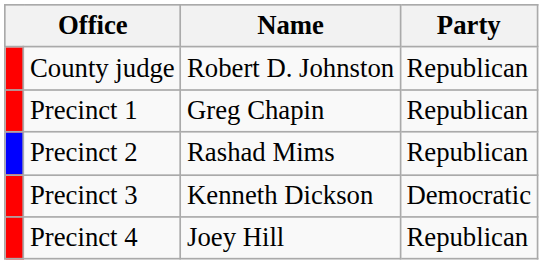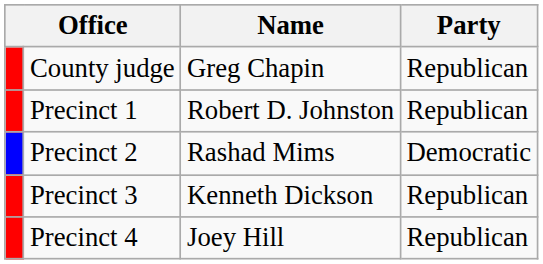(291, 68) Robert D. Johnston -> (256, 68) Greg Chapin
(256, 110) Greg Chapin -> (291, 110) Robert D. Johnston
(467, 152) Republican -> (469, 152) Democratic
(469, 195) Democratic -> (467, 195) Republican
